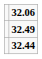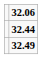rows swapped: (23, 45) <-> (23, 29)
